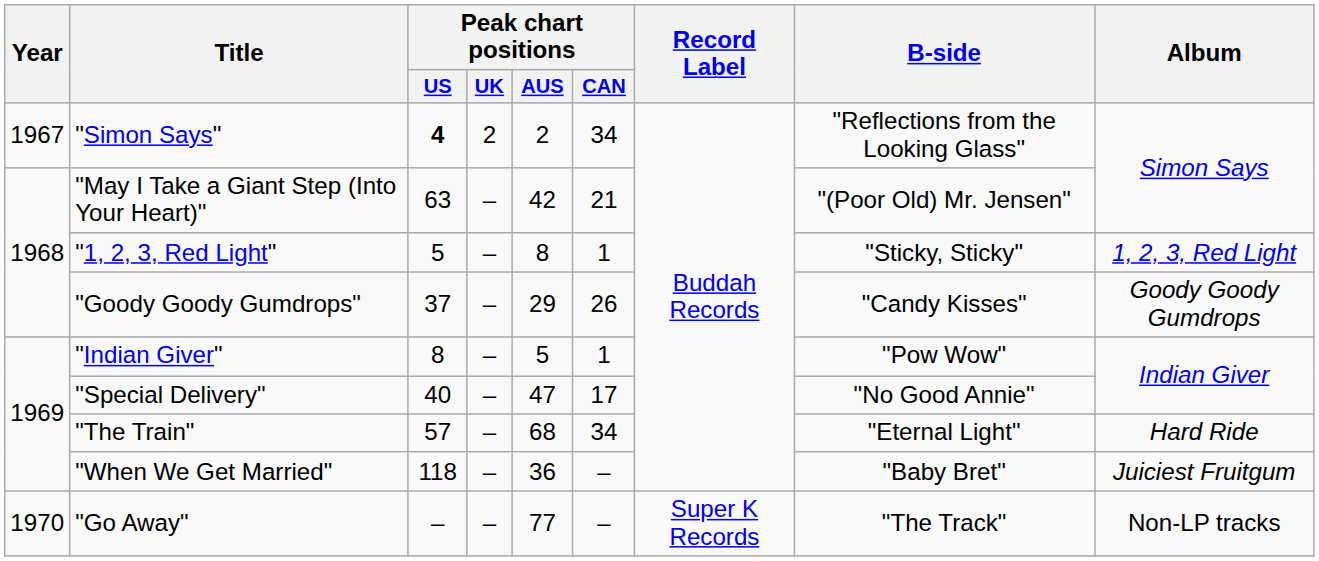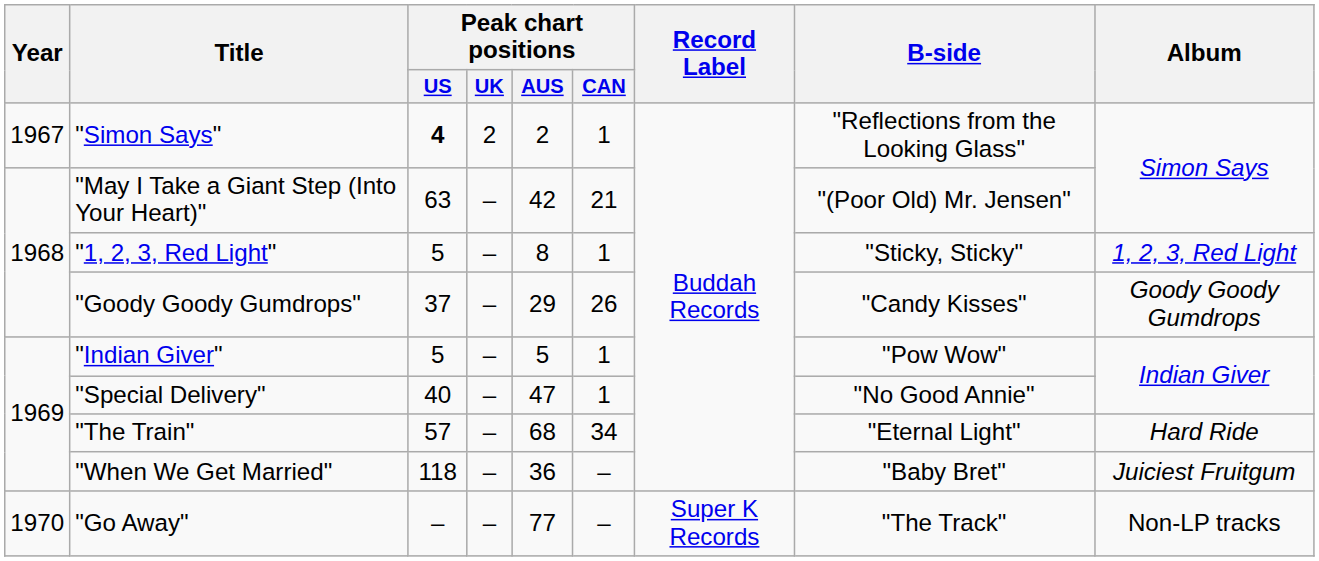(604, 134) 34 -> (604, 134) 1
(438, 356) 8 -> (438, 356) 5
(604, 394) 17 -> (604, 394) 1
